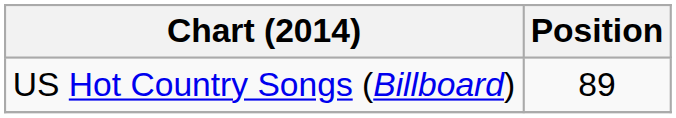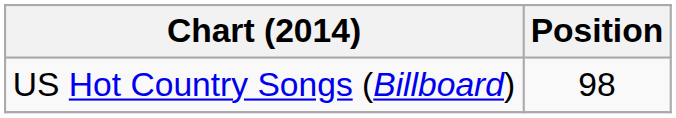(597, 84) 89 -> (597, 84) 98
